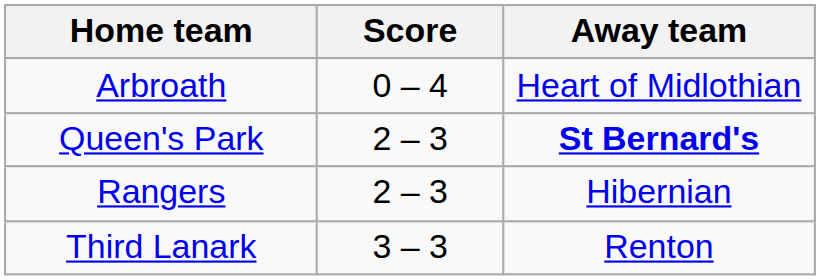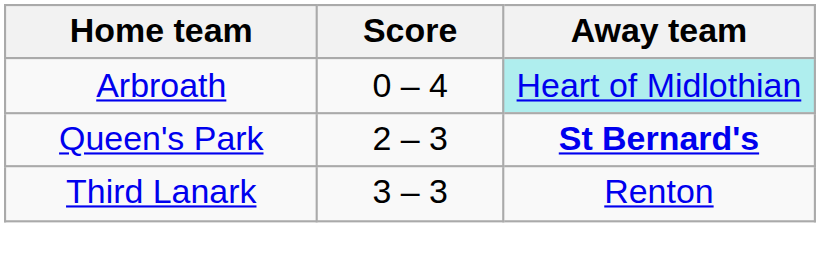(659, 85) no background -> (659, 85) paleturquoise background
- row: (161, 192)
